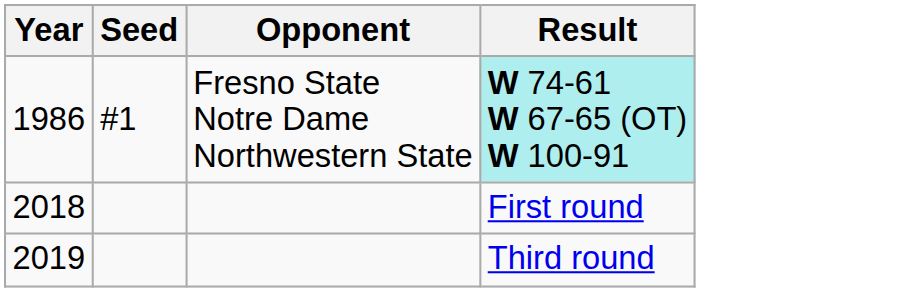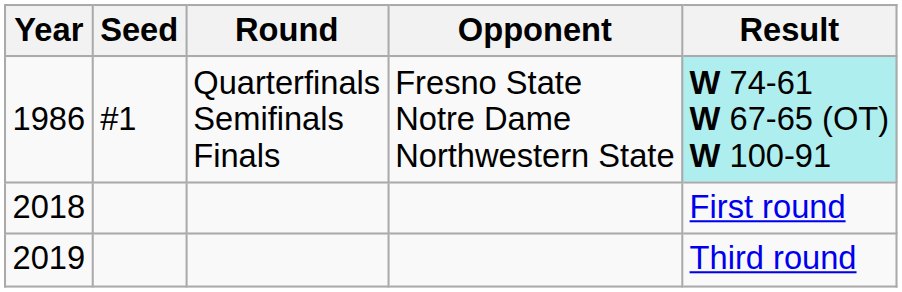+ column: (287, 30)
